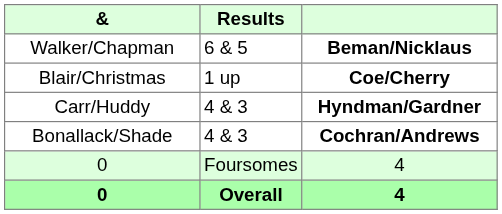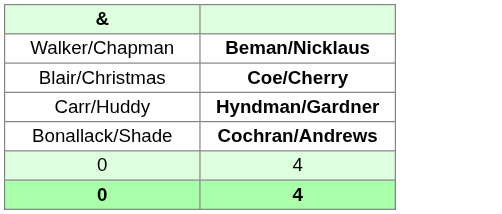- column: (251, 19)
